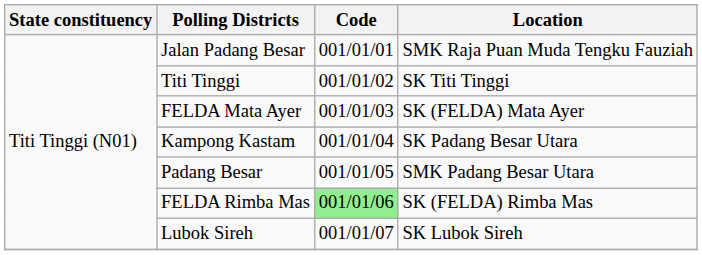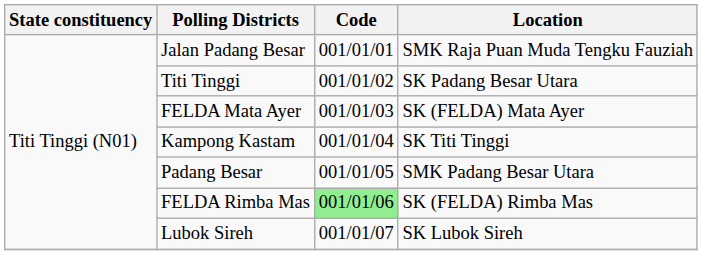(456, 80) SK Titi Tinggi -> (490, 80) SK Padang Besar Utara
(490, 141) SK Padang Besar Utara -> (456, 141) SK Titi Tinggi
